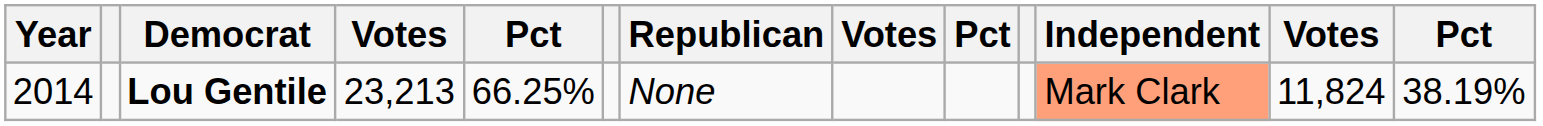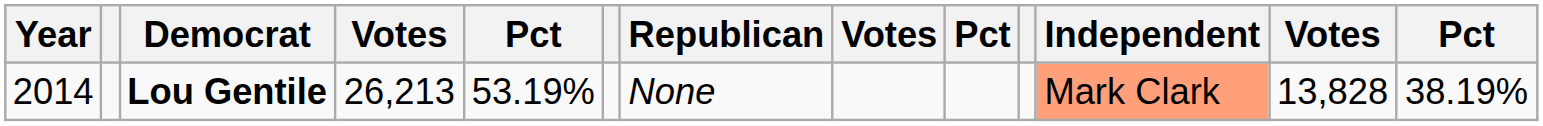(399, 91) 23,213 -> (399, 91) 26,213
(533, 91) 66.25% -> (533, 91) 53.19%
(1331, 91) 11,824 -> (1333, 91) 13,828
